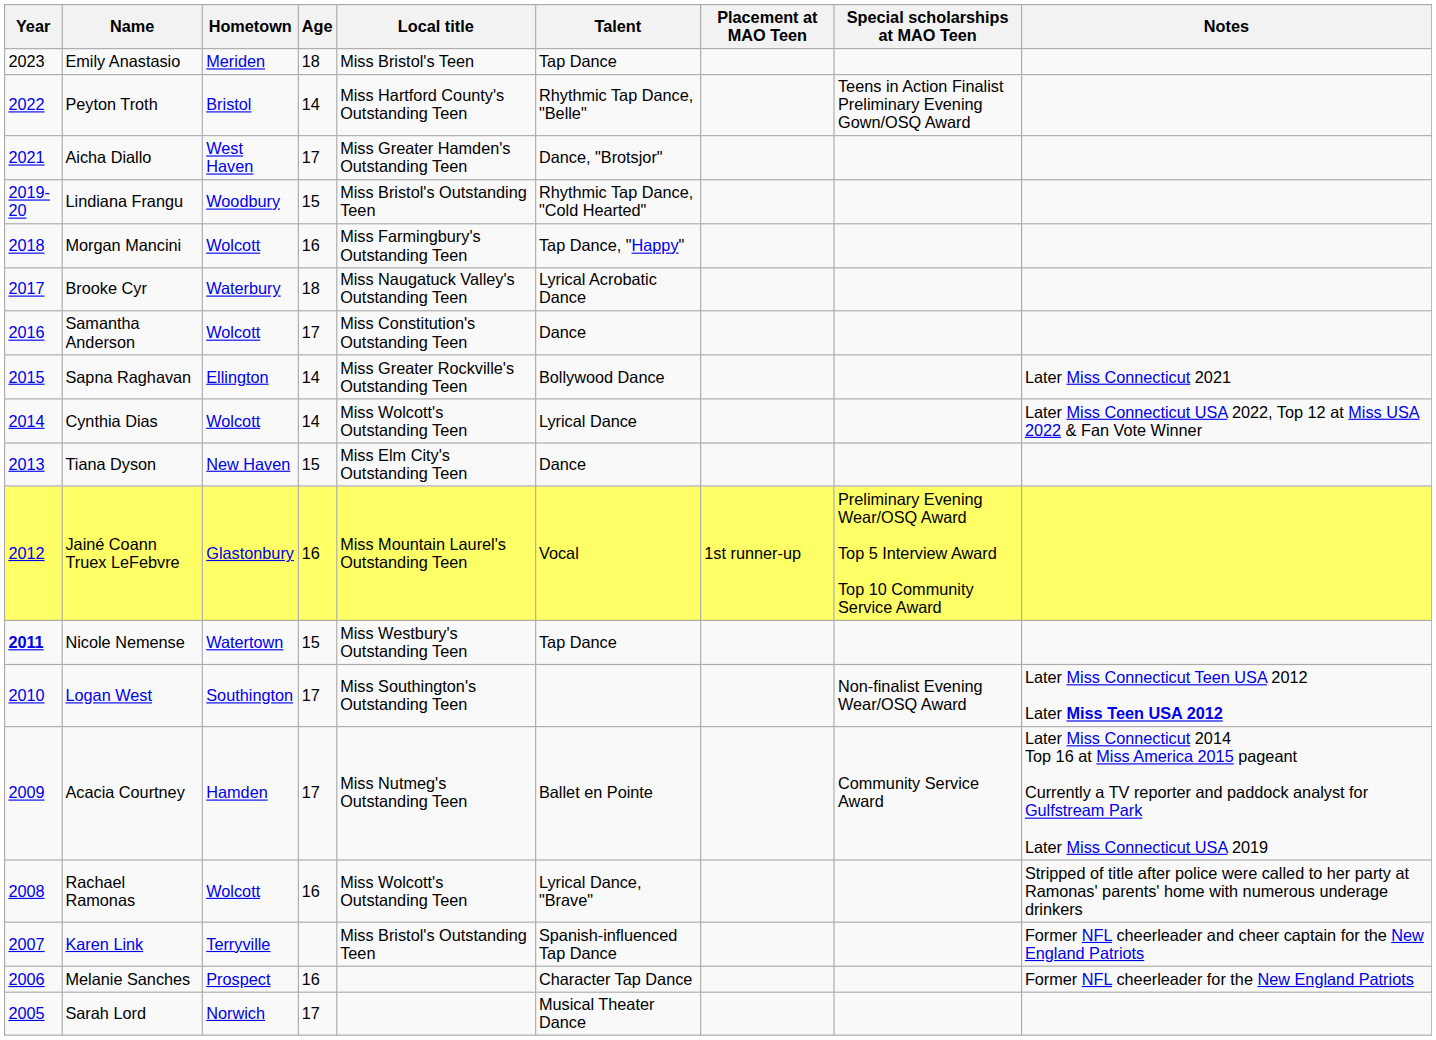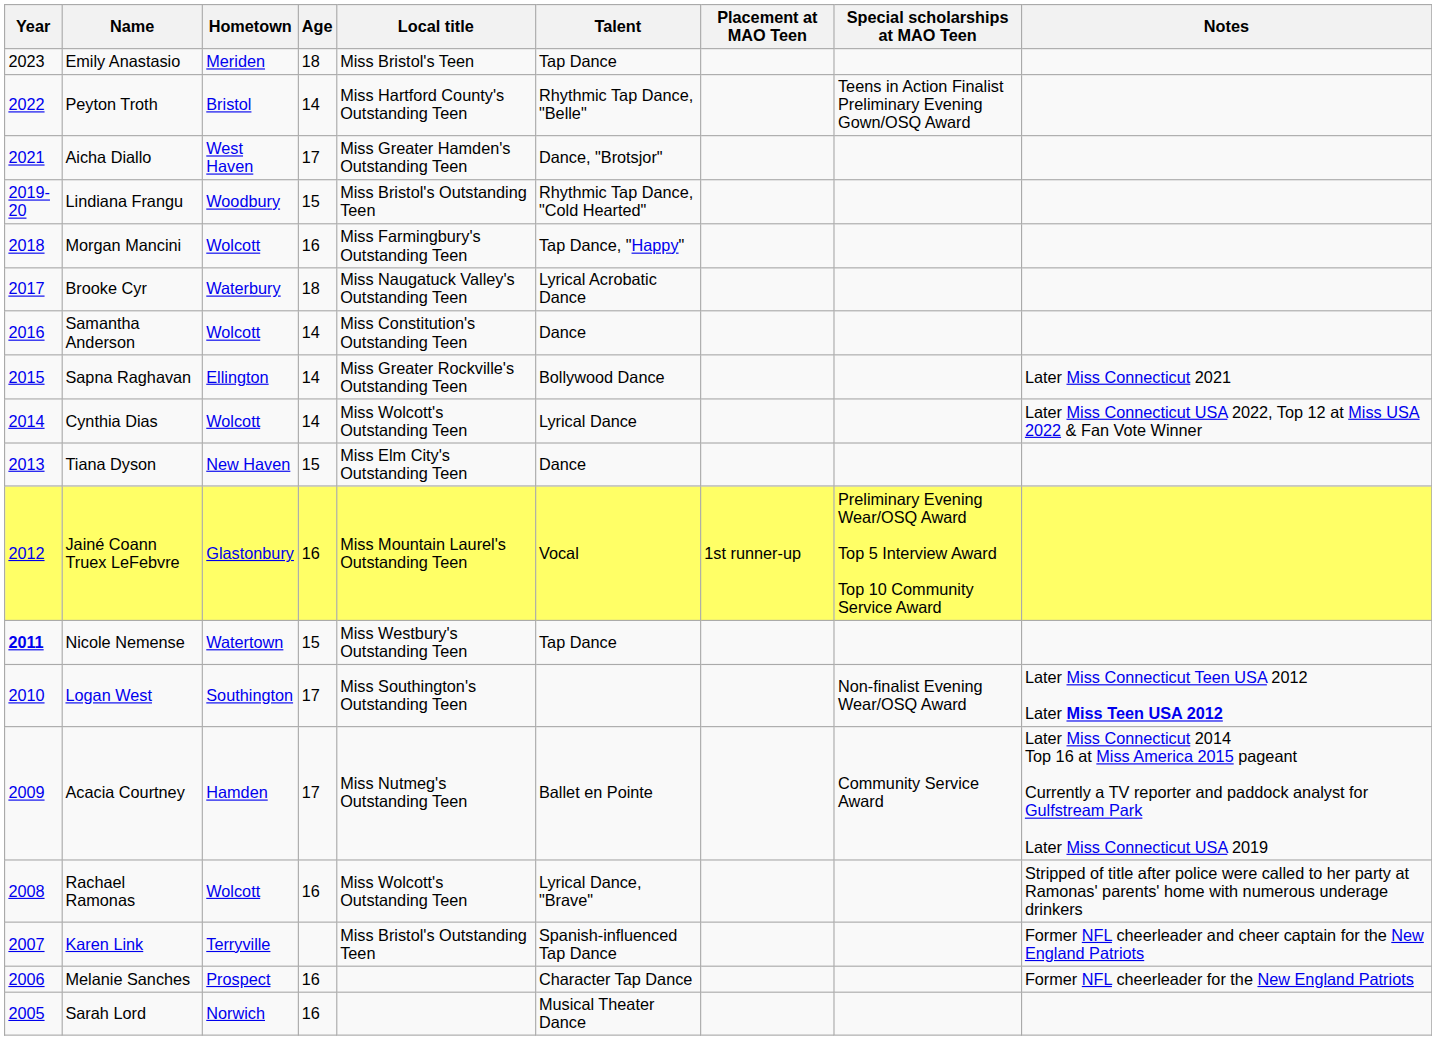(311, 333) 17 -> (311, 333) 14
(311, 1014) 17 -> (311, 1014) 16
